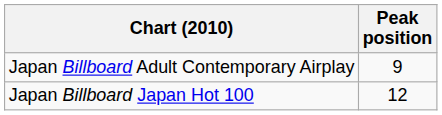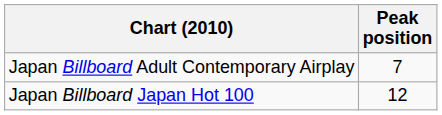(397, 67) 9 -> (397, 67) 7
